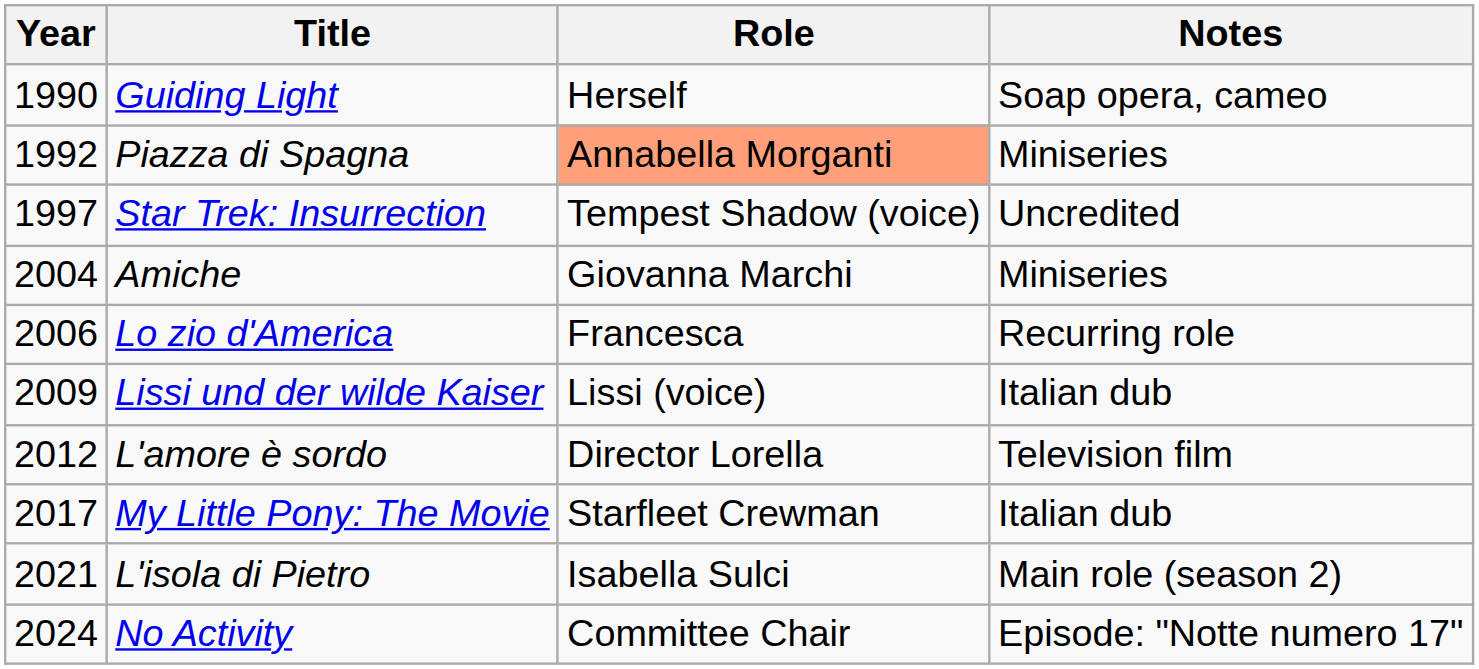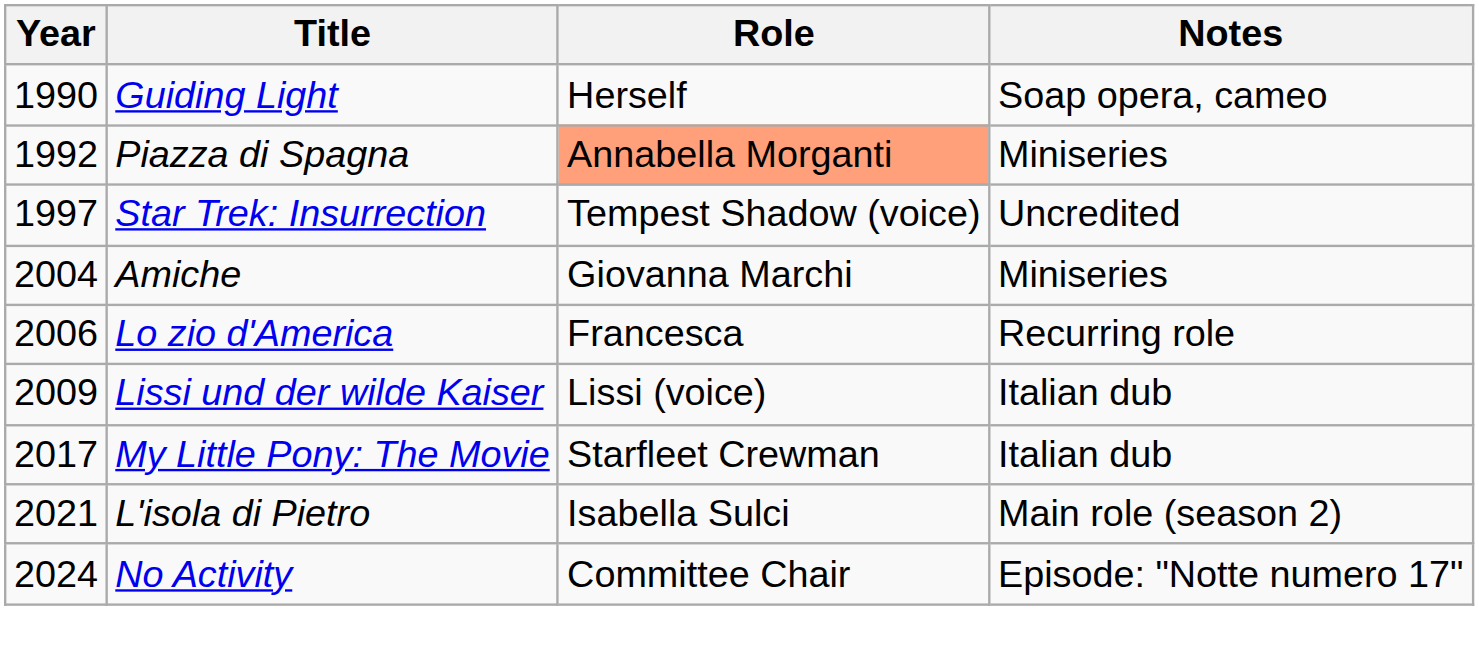- row: (251, 453)
